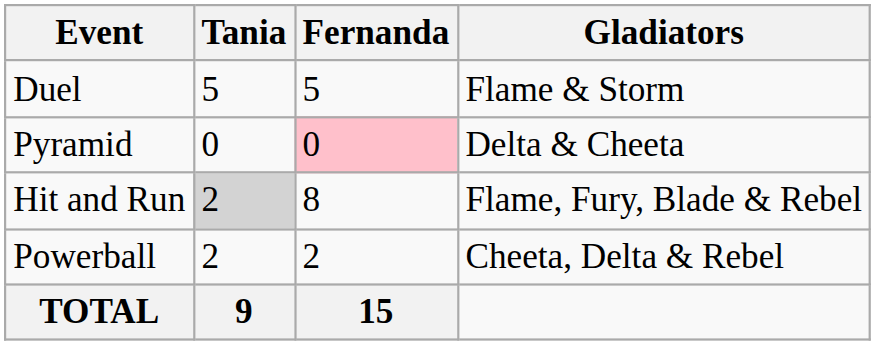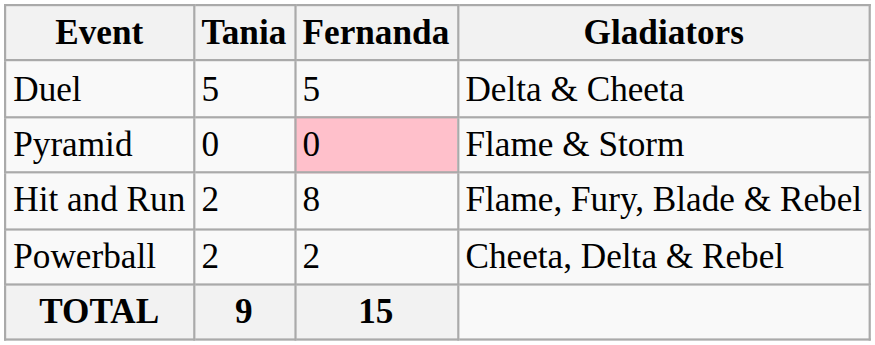(575, 88) Flame & Storm -> (575, 88) Delta & Cheeta
(575, 144) Delta & Cheeta -> (575, 144) Flame & Storm
(210, 199) lightgrey background -> (210, 199) no background
